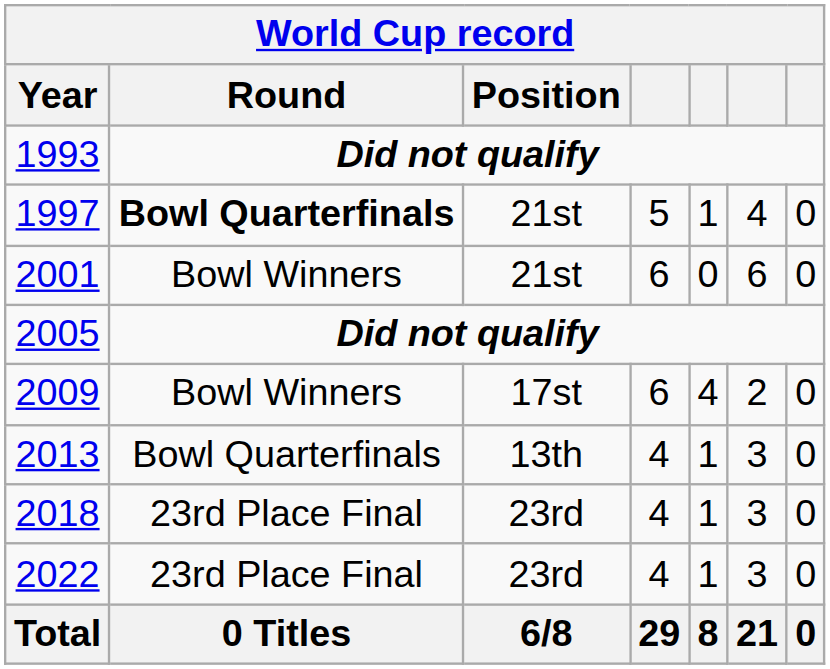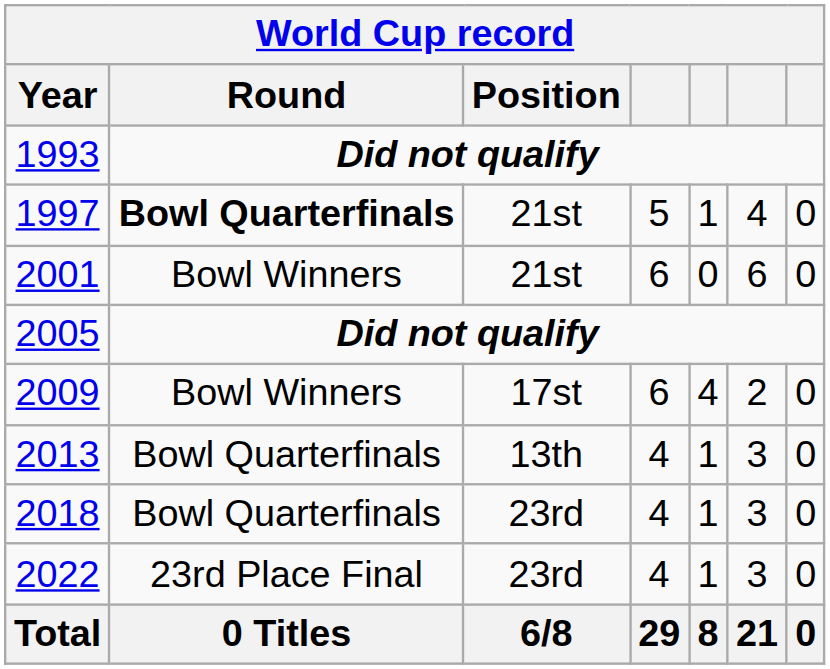(287, 513) 23rd Place Final -> (287, 513) Bowl Quarterfinals
